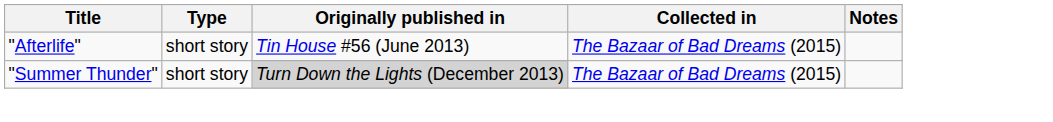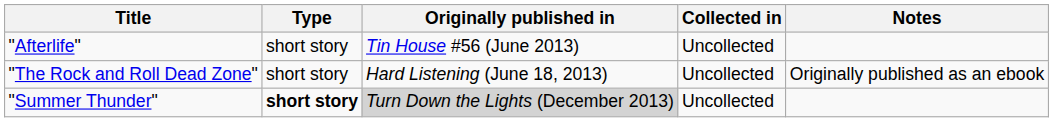(707, 46) The Bazaar of Bad Dreams (2015) -> (728, 46) Uncollected
+ row: (133, 74)
(207, 74) normal -> (312, 102) bold
(707, 74) The Bazaar of Bad Dreams (2015) -> (728, 102) Uncollected
